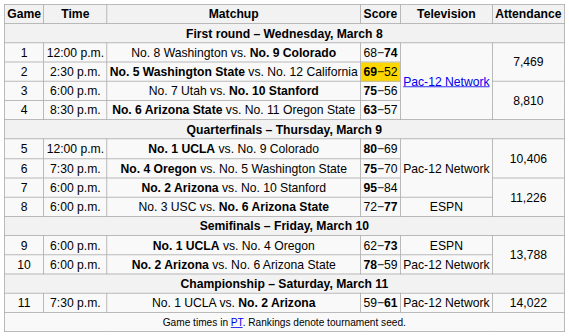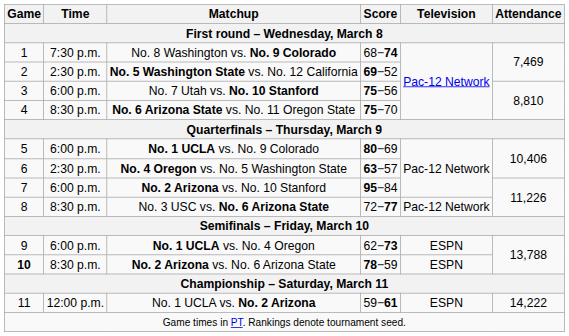(75, 53) 12:00 p.m. -> (75, 53) 7:30 p.m.
(380, 72) gold background -> (380, 72) no background
(380, 110) 63−57 -> (380, 110) 75−70
(75, 149) 12:00 p.m. -> (75, 149) 6:00 p.m.
(75, 168) 7:30 p.m. -> (75, 168) 2:30 p.m.
(380, 168) 75−70 -> (380, 168) 63−57
(75, 207) 6:00 p.m. -> (75, 207) 8:30 p.m.
(446, 207) ESPN -> (446, 207) Pac-12 Network
(24, 264) normal -> (24, 264) bold
(75, 264) 6:00 p.m. -> (75, 264) 8:30 p.m.
(446, 264) Pac-12 Network -> (446, 264) ESPN
(75, 303) 7:30 p.m. -> (75, 303) 12:00 p.m.
(446, 303) Pac-12 Network -> (446, 303) ESPN
(528, 303) 14,022 -> (528, 303) 14,222
